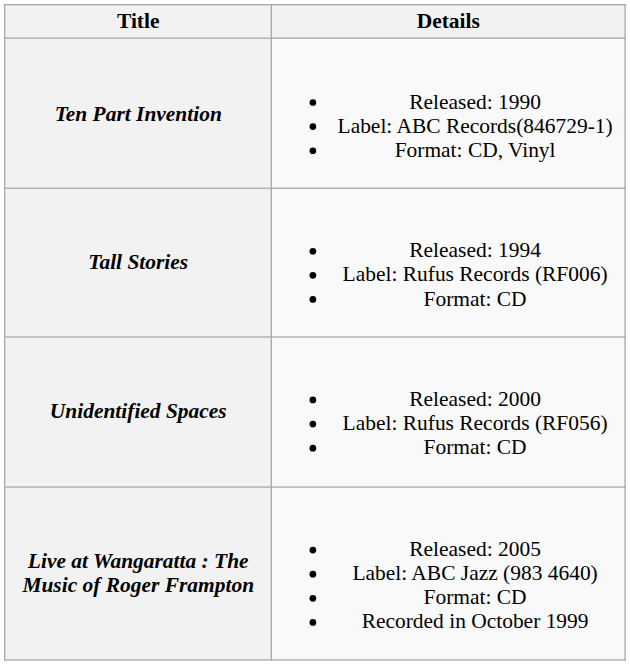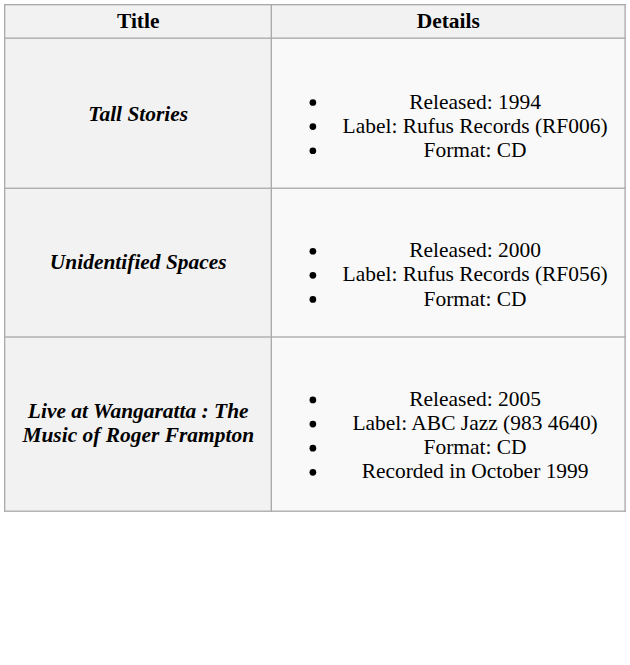- row: (138, 113)
